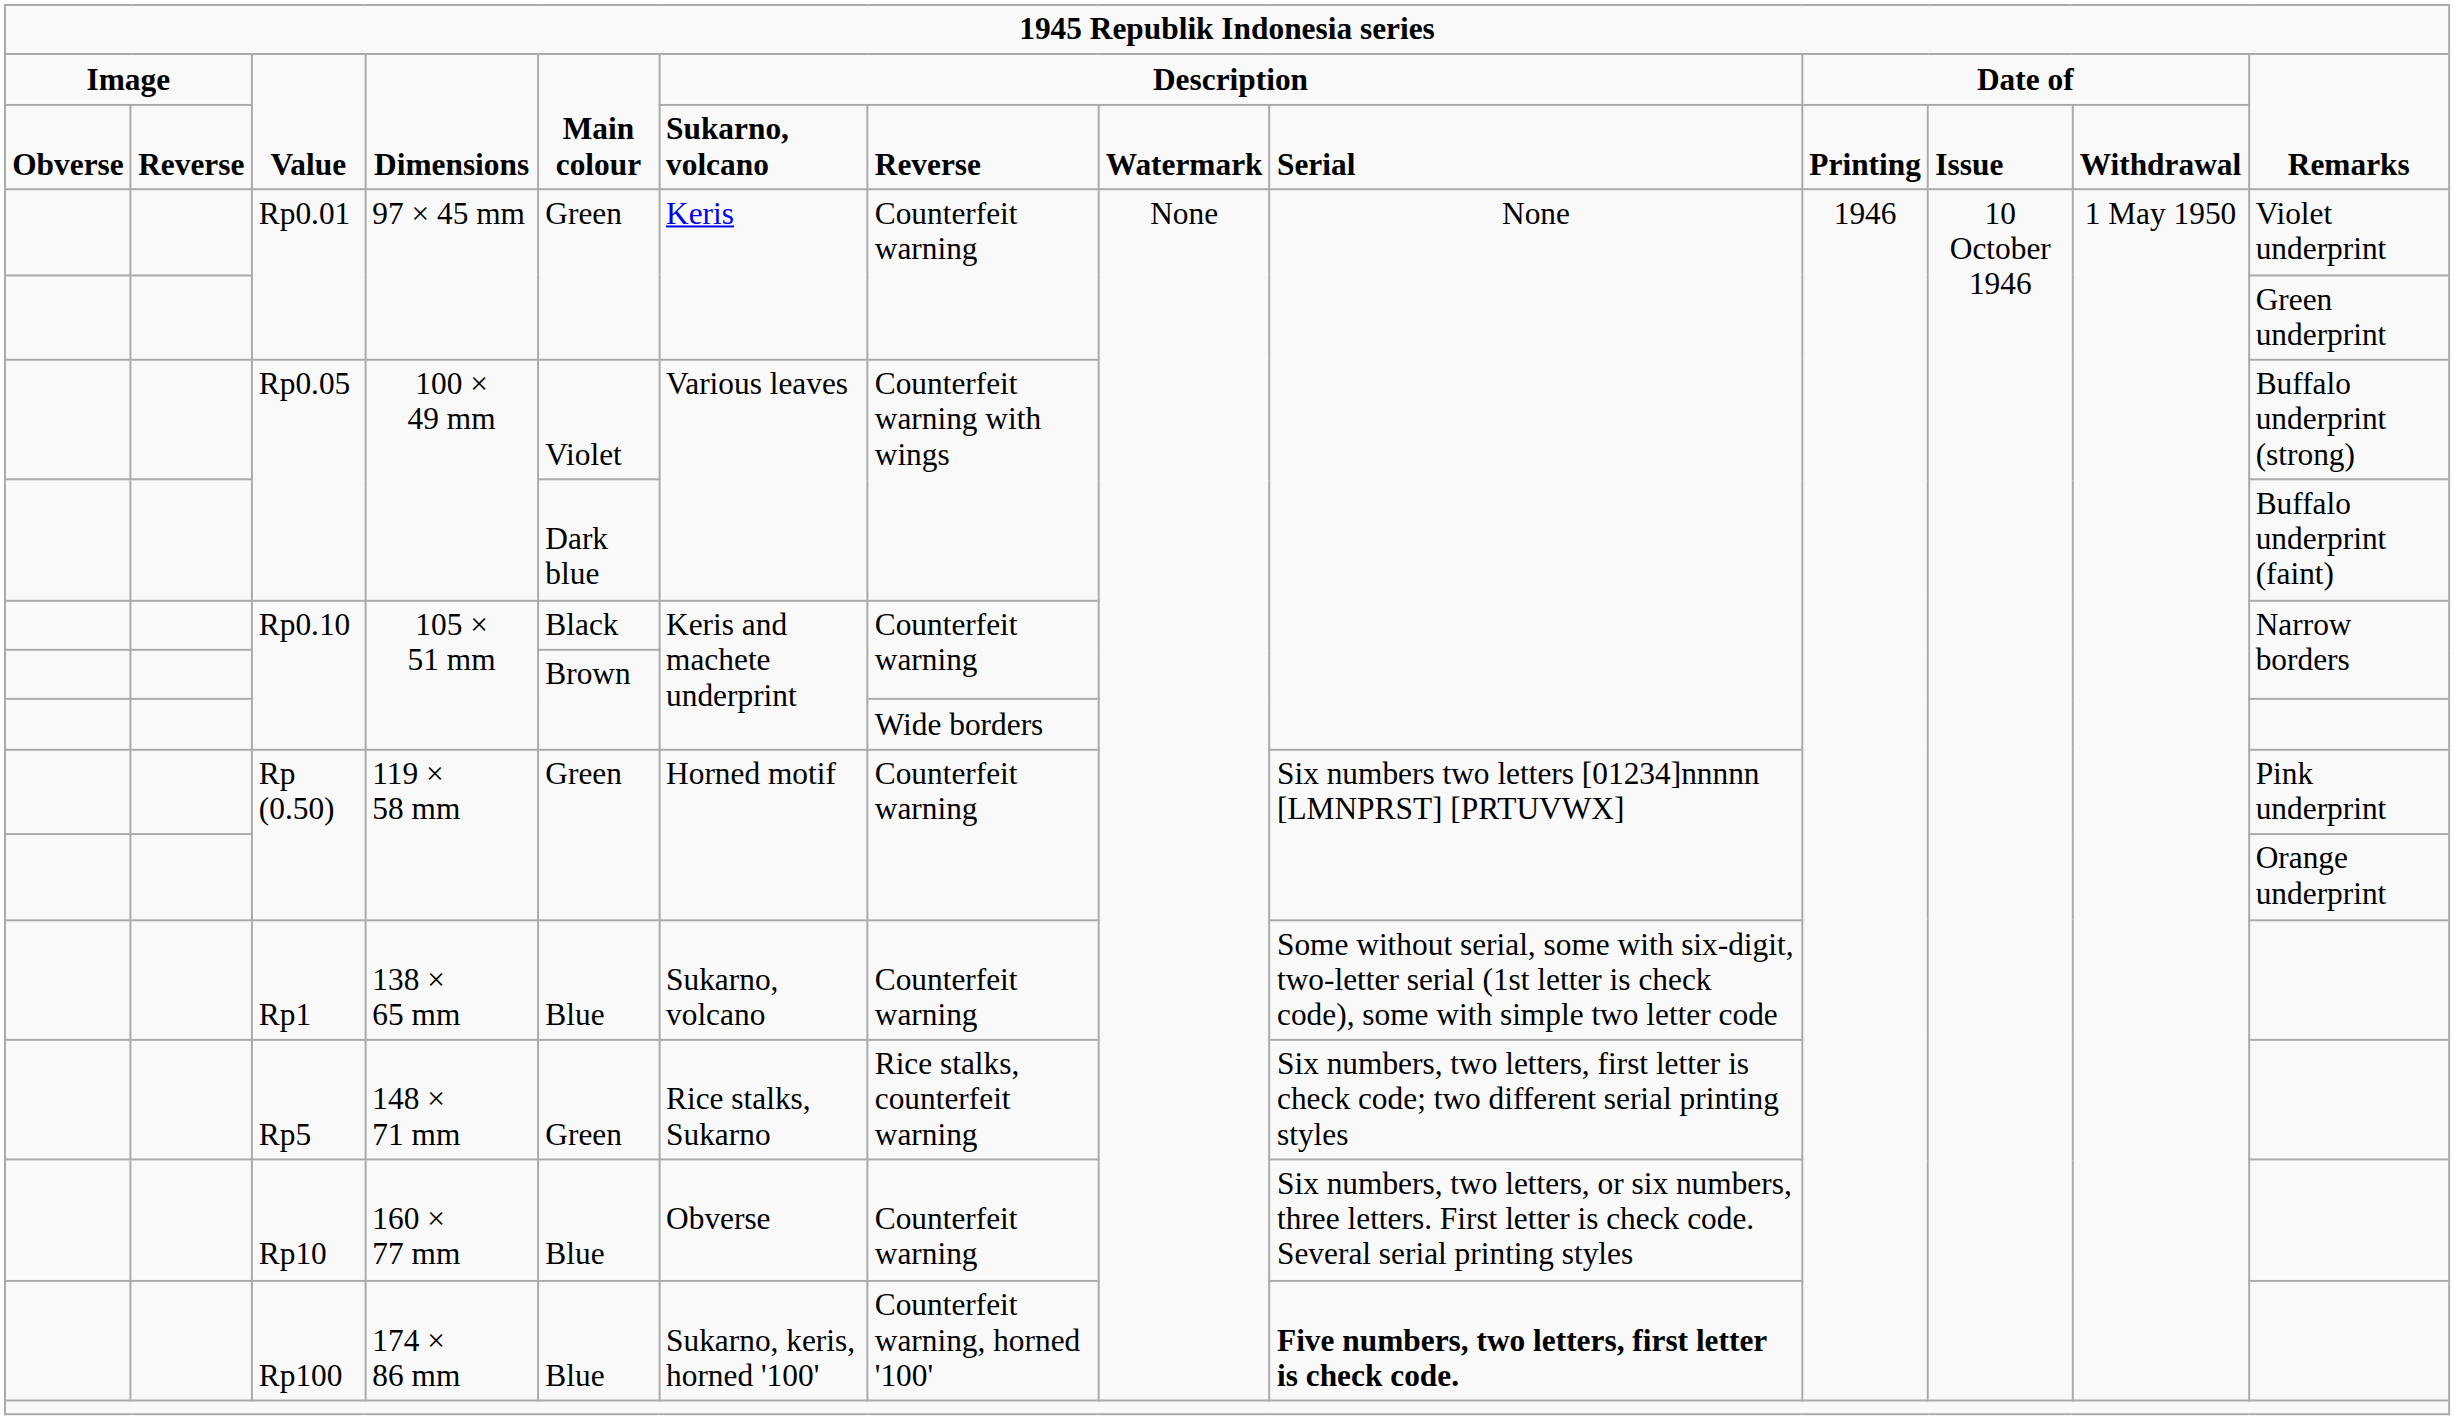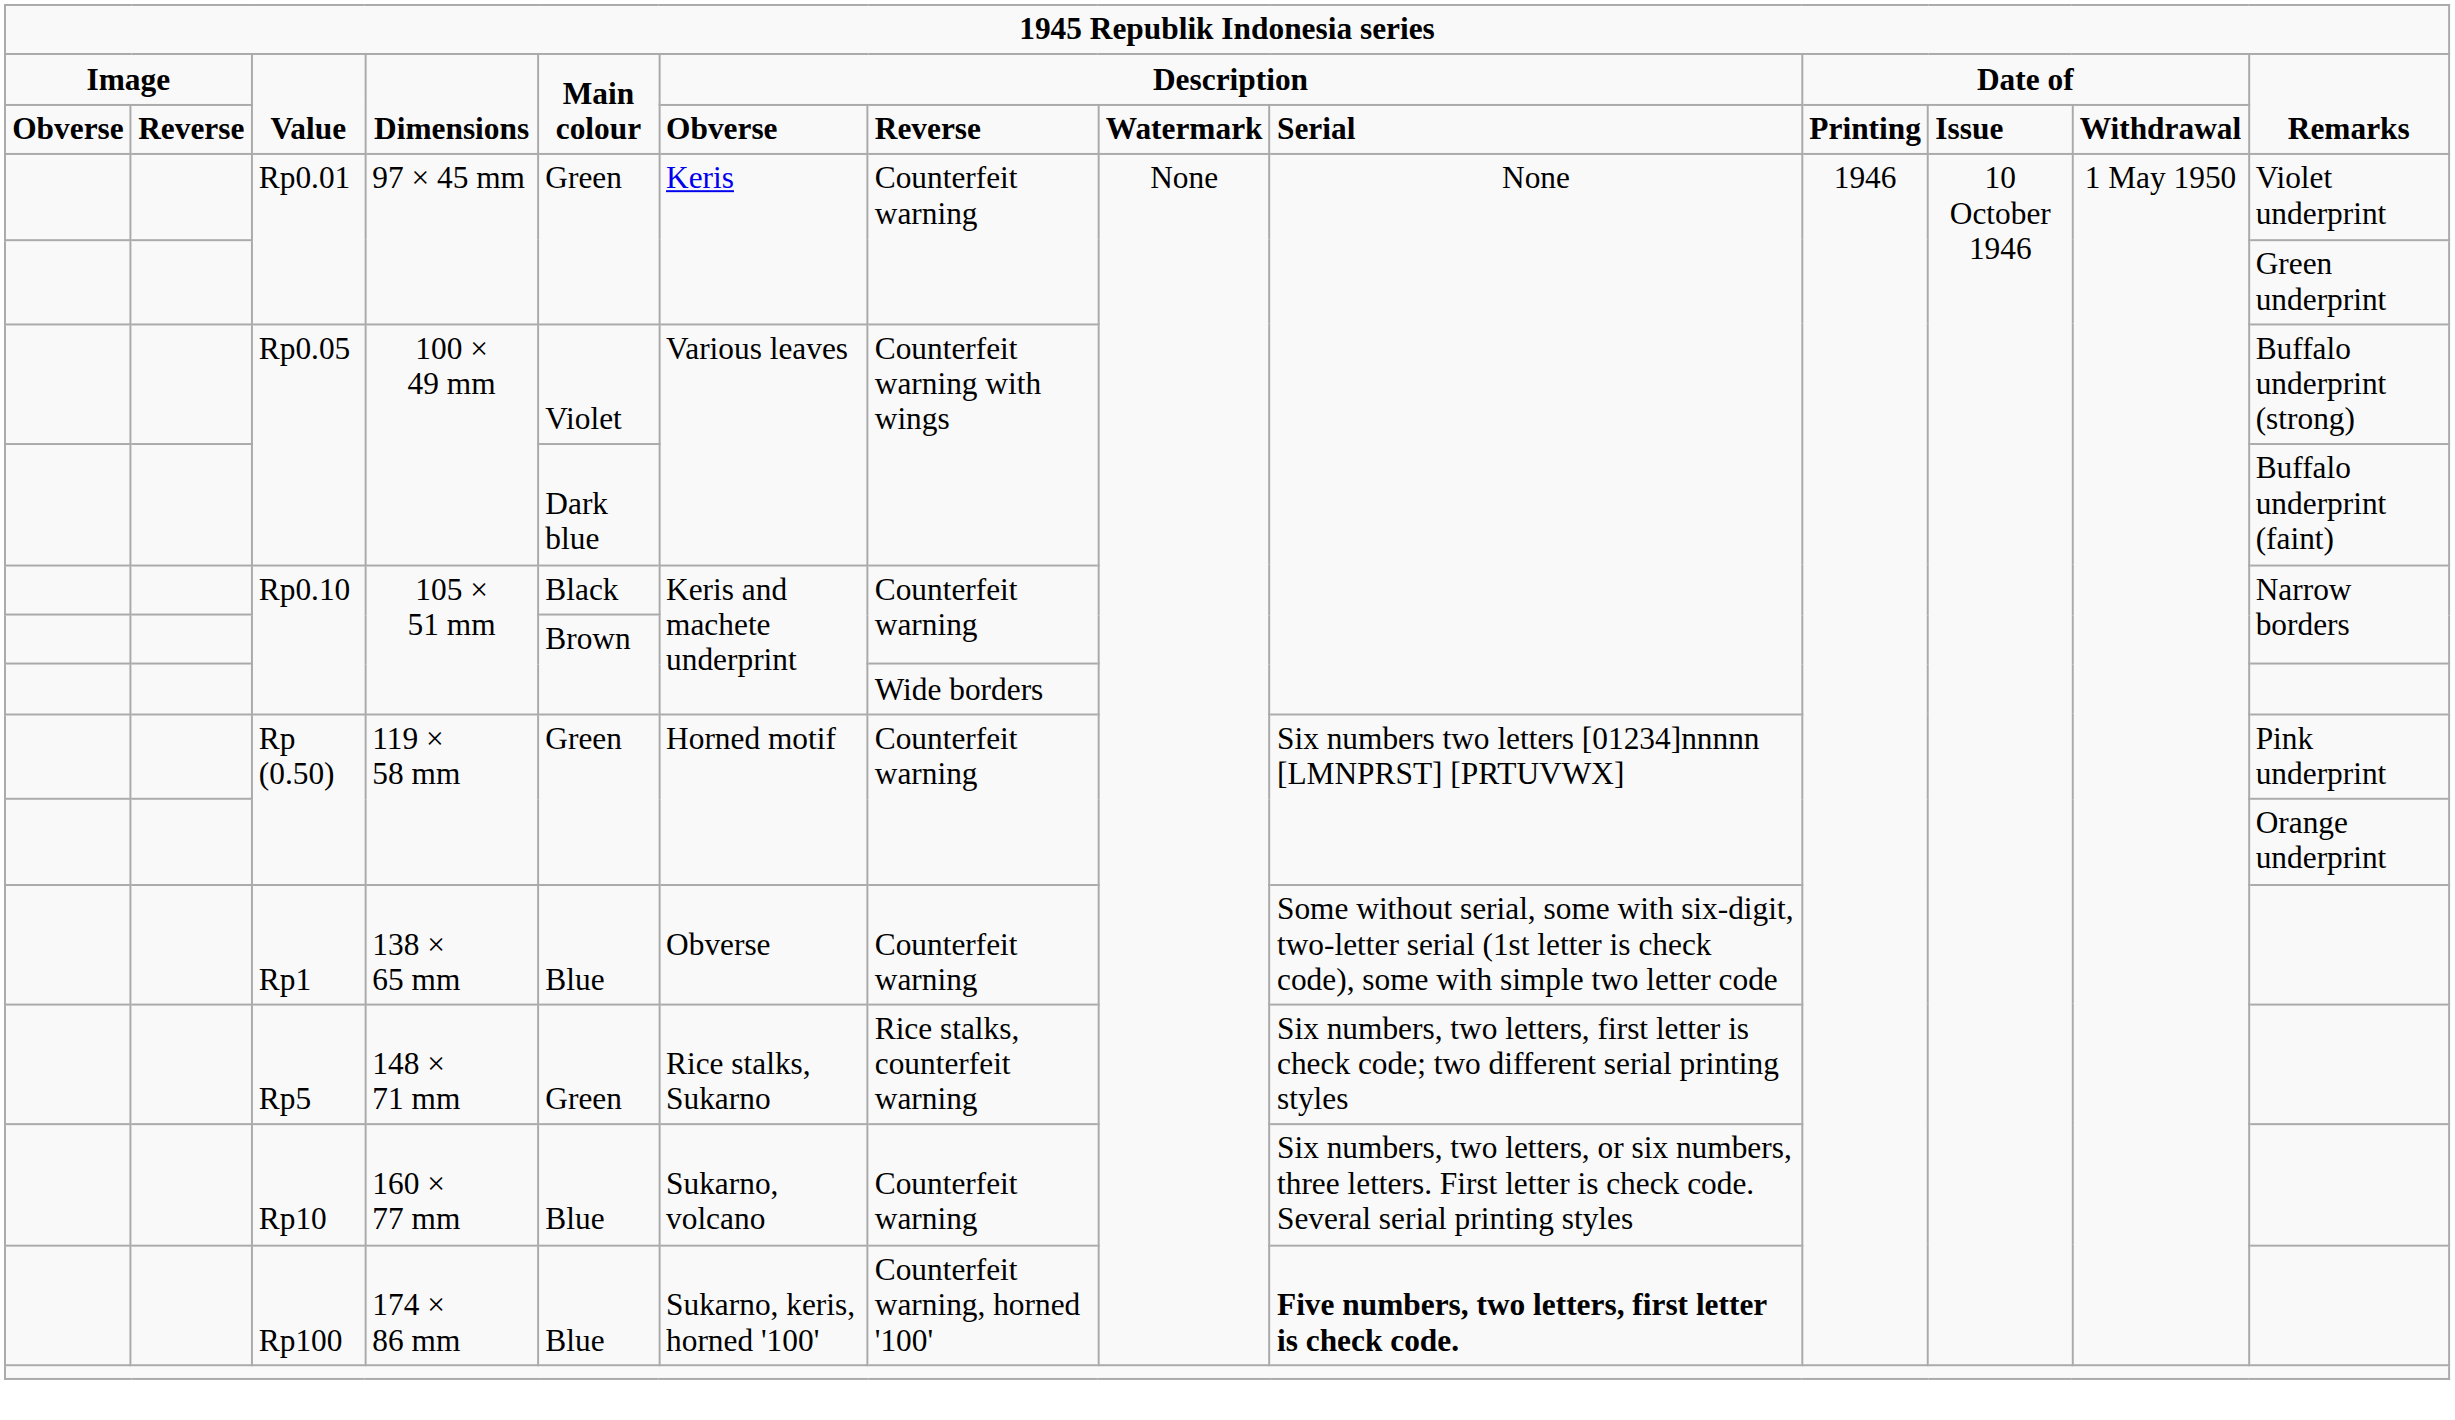(728, 146) Sukarno, volcano -> (722, 128) Obverse
(722, 996) Sukarno, volcano -> (718, 943) Obverse
(718, 1219) Obverse -> (722, 1201) Sukarno, volcano
